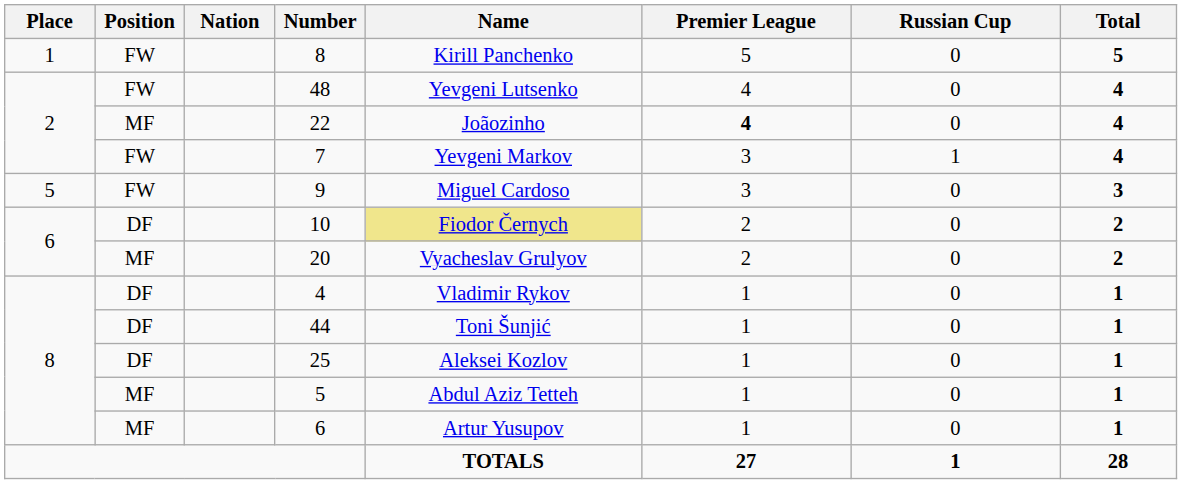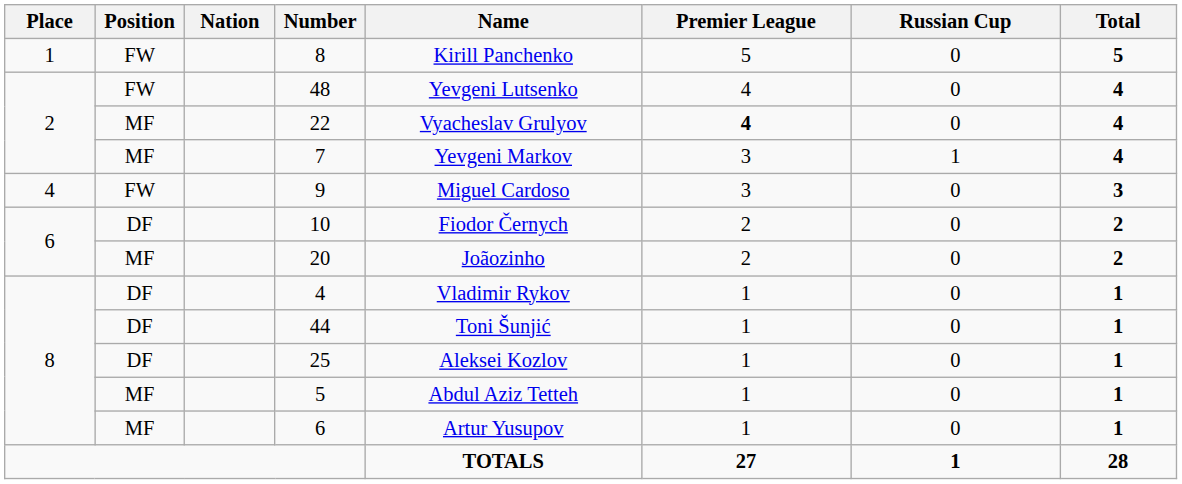(503, 123) Joãozinho -> (503, 123) Vyacheslav Grulyov
(140, 156) FW -> (140, 156) MF
(50, 190) 5 -> (50, 190) 4
(503, 224) khaki background -> (503, 224) no background
(503, 258) Vyacheslav Grulyov -> (503, 258) Joãozinho
